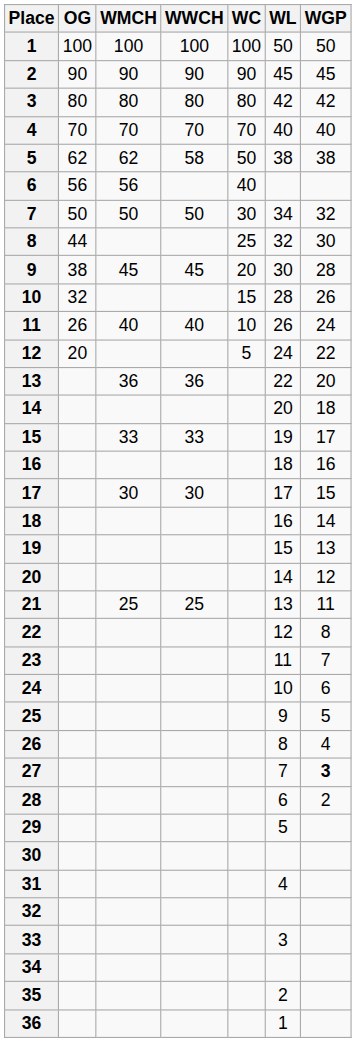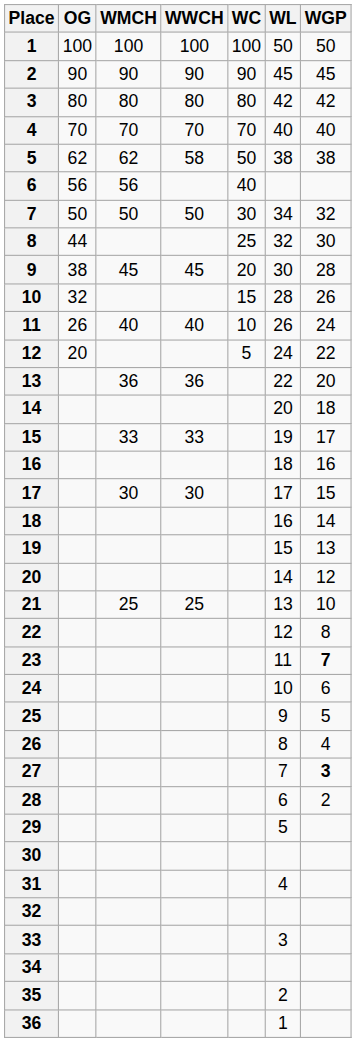(326, 604) 11 -> (326, 604) 10
(326, 660) normal -> (326, 660) bold
